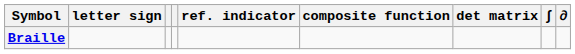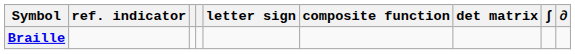columns swapped: (239, 16) <-> (117, 16)
